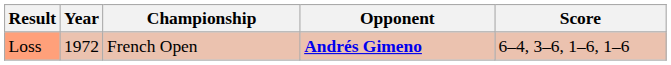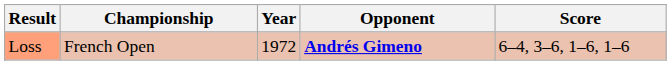columns swapped: (82, 18) <-> (202, 18)
